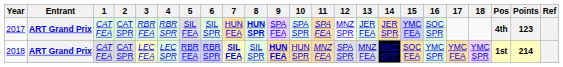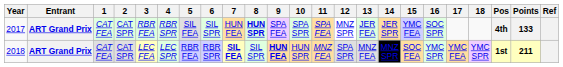(526, 28) 123 -> (526, 28) 133
(526, 51) 214 -> (526, 51) 211
